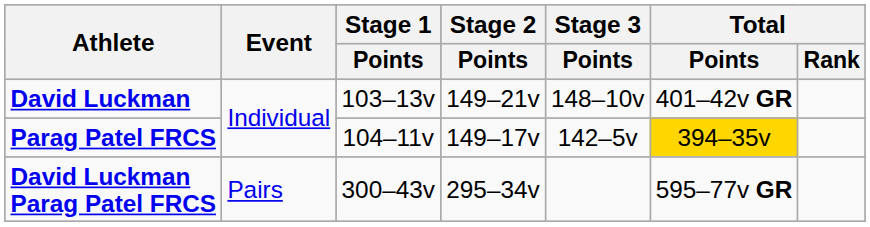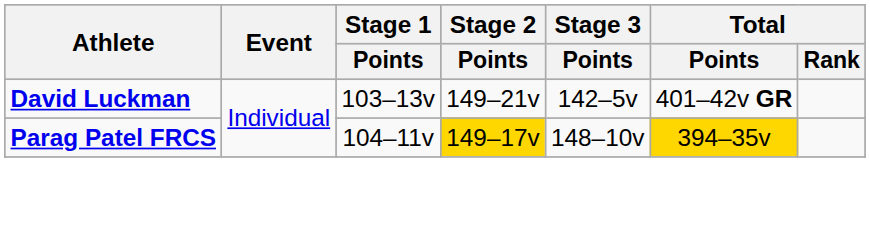(598, 99) 148–10v -> (598, 99) 142–5v
(493, 138) no background -> (493, 138) gold background
(598, 138) 142–5v -> (598, 138) 148–10v
- row: (113, 190)
